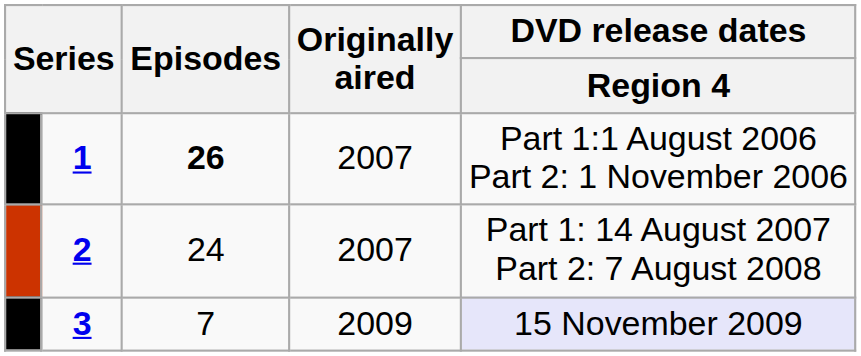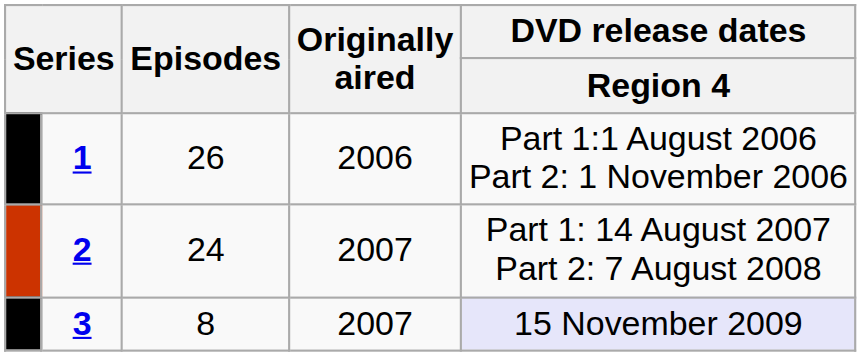(206, 158) bold -> (206, 158) normal
(375, 158) 2007 -> (375, 158) 2006
(206, 322) 7 -> (206, 322) 8
(375, 322) 2009 -> (375, 322) 2007
